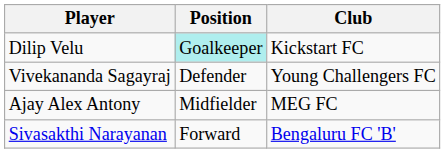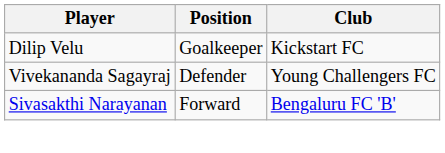(221, 47) paleturquoise background -> (221, 47) no background
- row: (75, 104)
